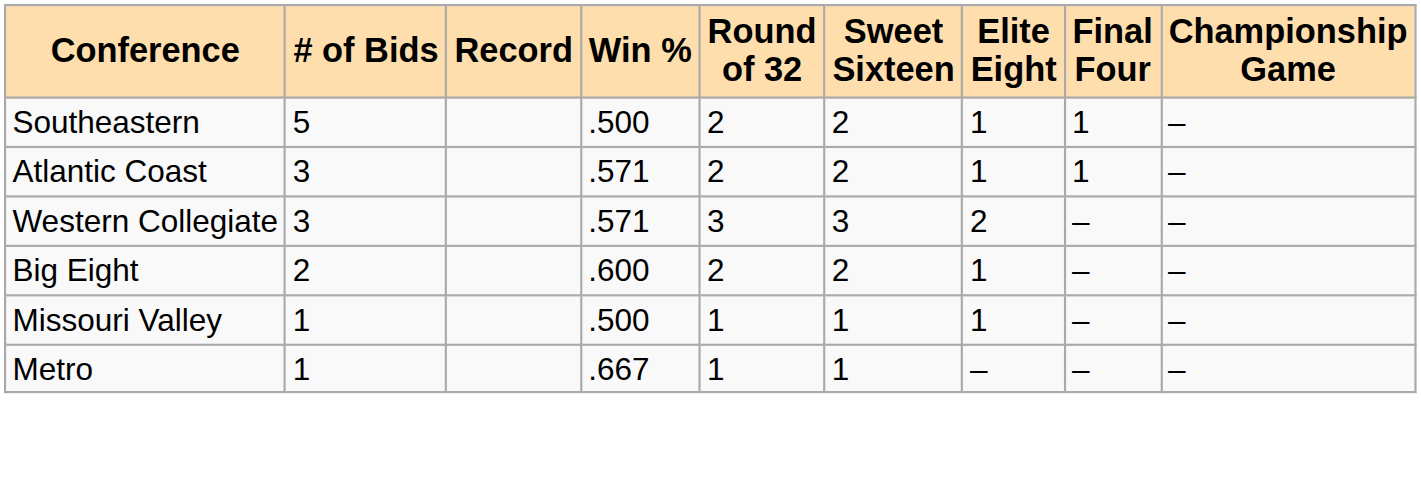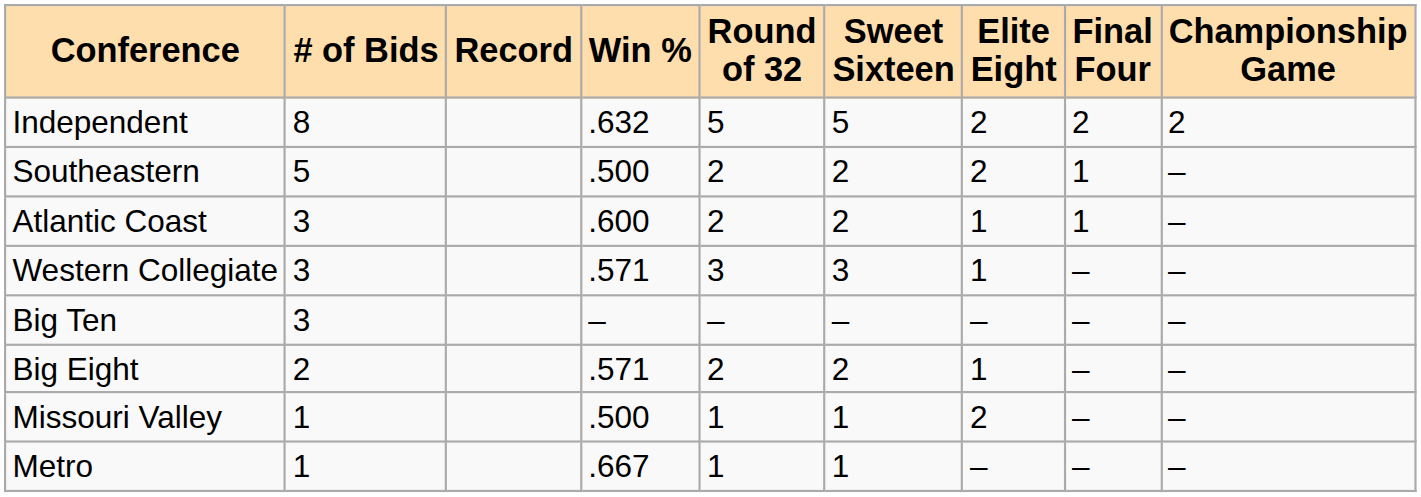+ row: (100, 123)
(979, 123) 1 -> (979, 172) 2
(619, 172) .571 -> (619, 221) .600
(979, 221) 2 -> (979, 270) 1
+ row: (65, 319)
(619, 270) .600 -> (619, 368) .571
(979, 319) 1 -> (979, 418) 2
